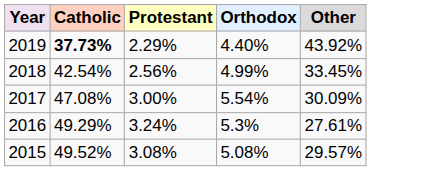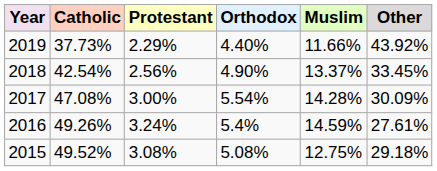+ column: (334, 17)
(83, 44) bold -> (83, 44) normal
(244, 71) 4.99% -> (244, 71) 4.90%
(83, 125) 49.29% -> (83, 125) 49.26%
(240, 125) 5.3% -> (240, 125) 5.4%
(333, 152) 29.57% -> (400, 152) 29.18%
